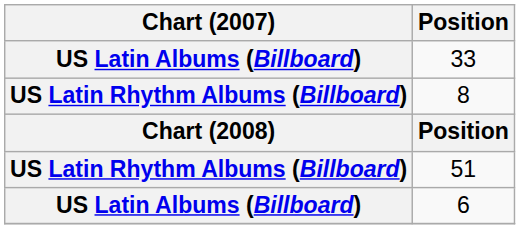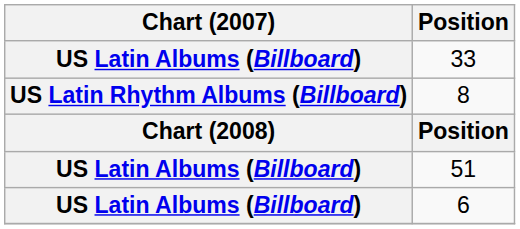(209, 168) US Latin Rhythm Albums (Billboard) -> (209, 168) US Latin Albums (Billboard)
